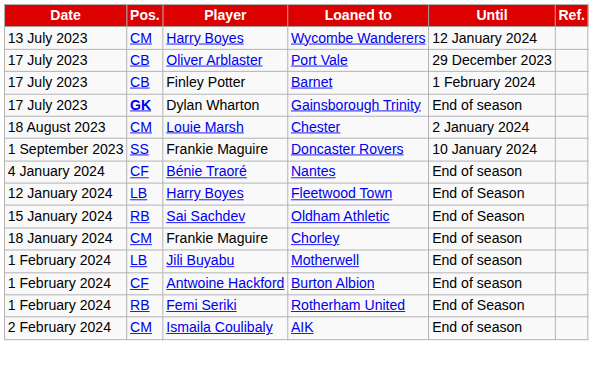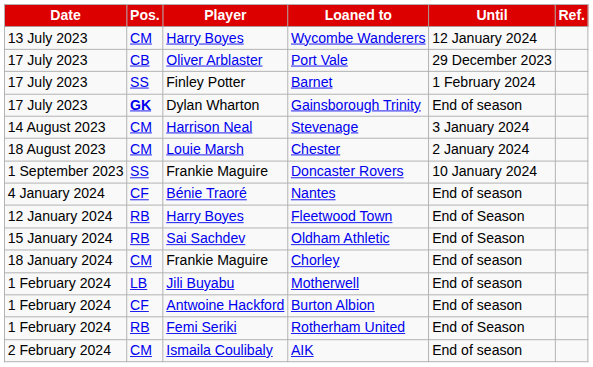(140, 82) CB -> (139, 82) SS
+ row: (325, 127)
(139, 194) LB -> (140, 216) RB
